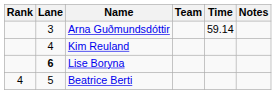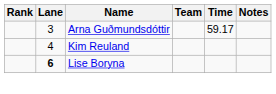(220, 30) 59.14 -> (220, 30) 59.17
- row: (100, 81)
